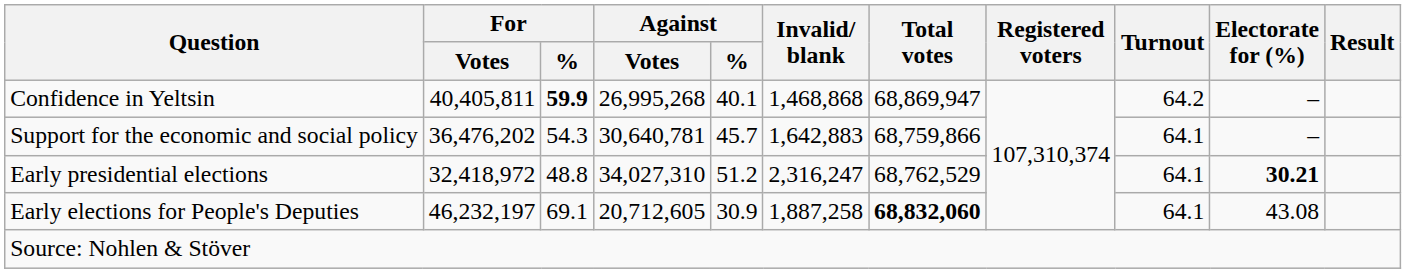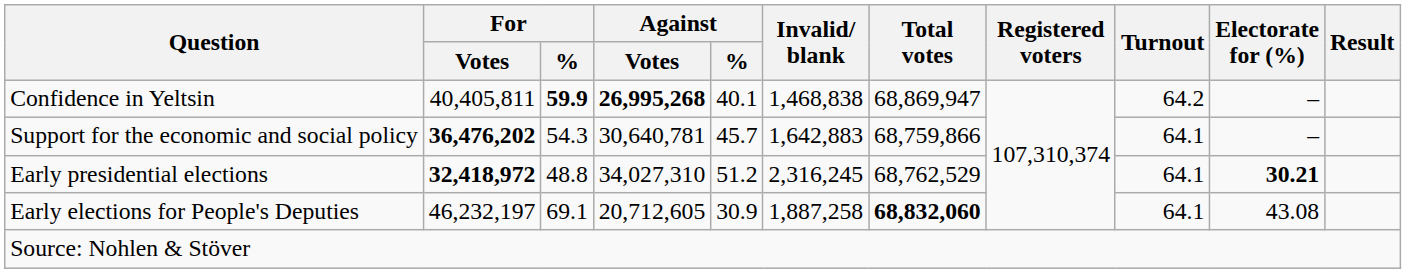(652, 98) normal -> (652, 98) bold
(816, 98) 1,468,868 -> (816, 98) 1,468,838
(482, 135) normal -> (482, 135) bold
(482, 173) normal -> (482, 173) bold
(816, 173) 2,316,247 -> (816, 173) 2,316,245
